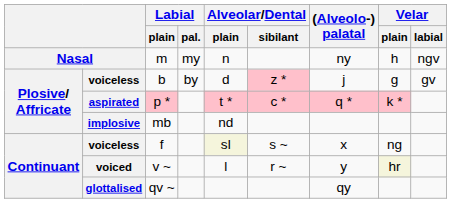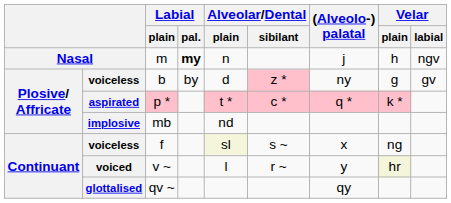(191, 58) normal -> (191, 58) bold
(344, 58) ny -> (344, 58) j
(344, 79) j -> (344, 79) ny
